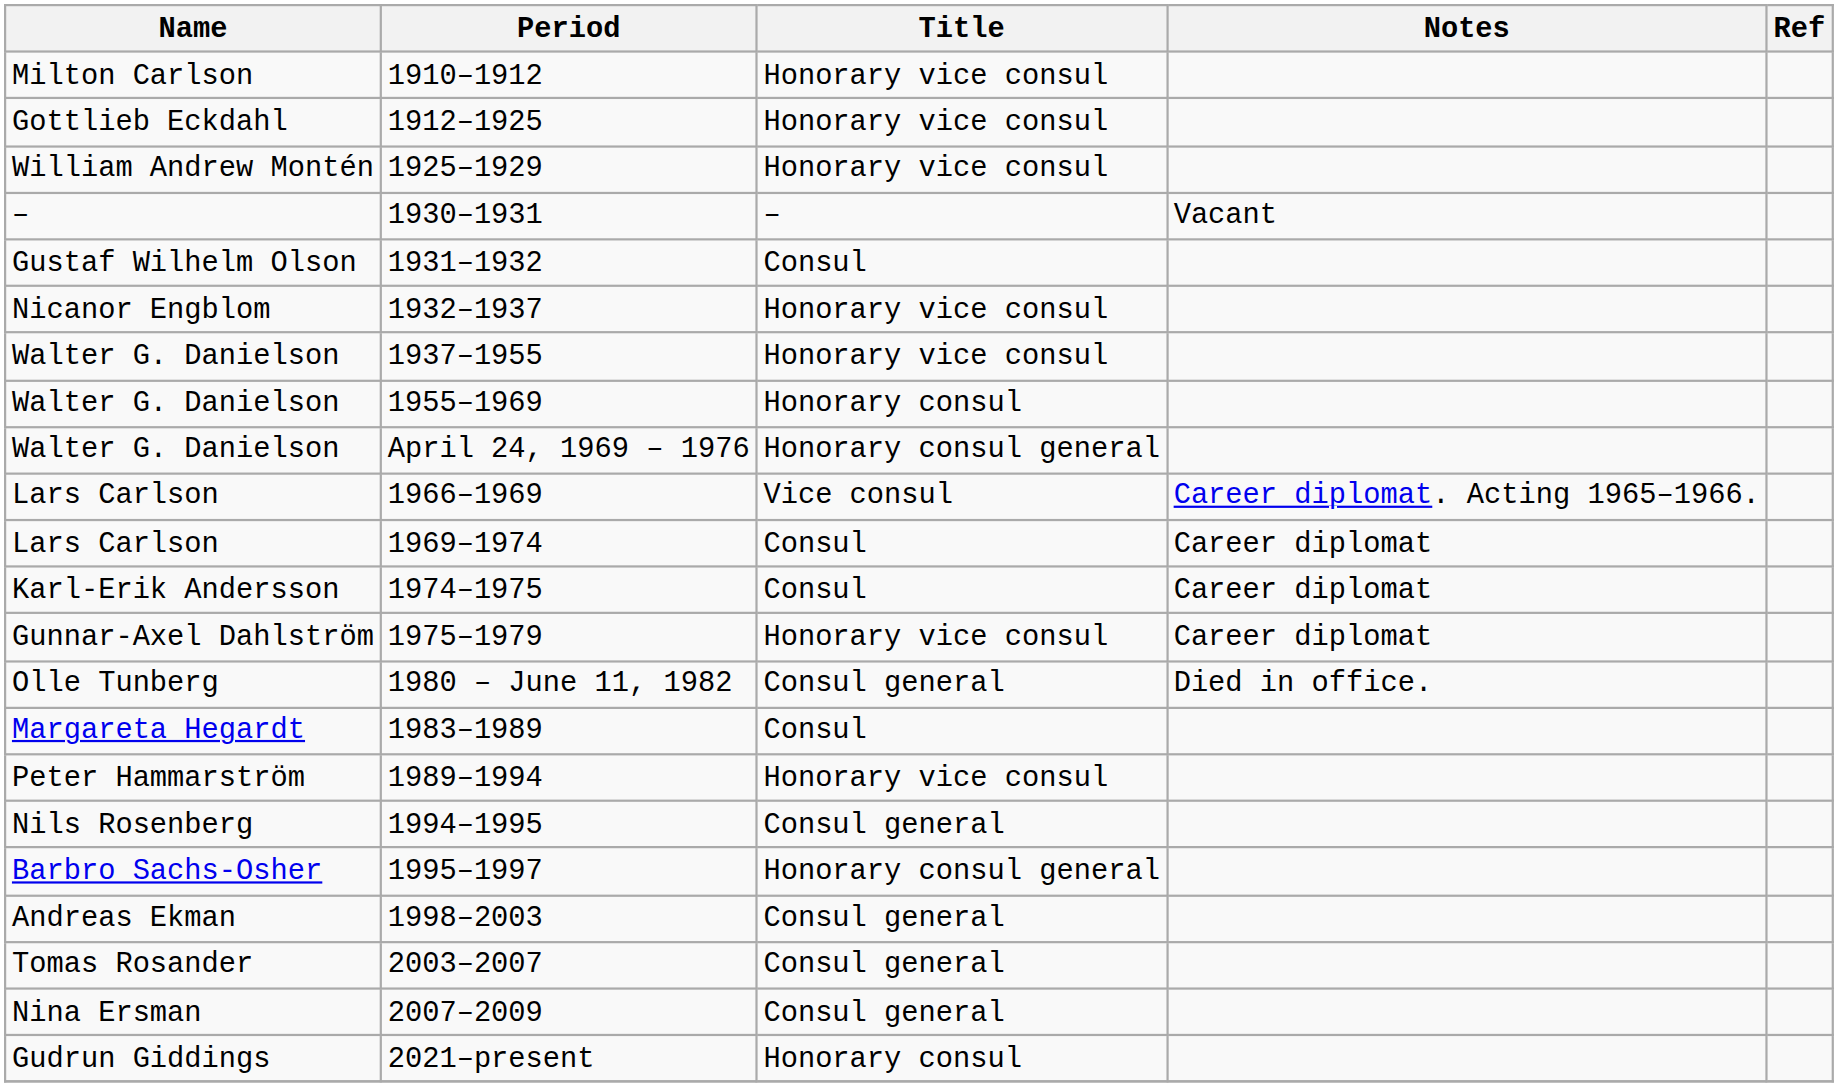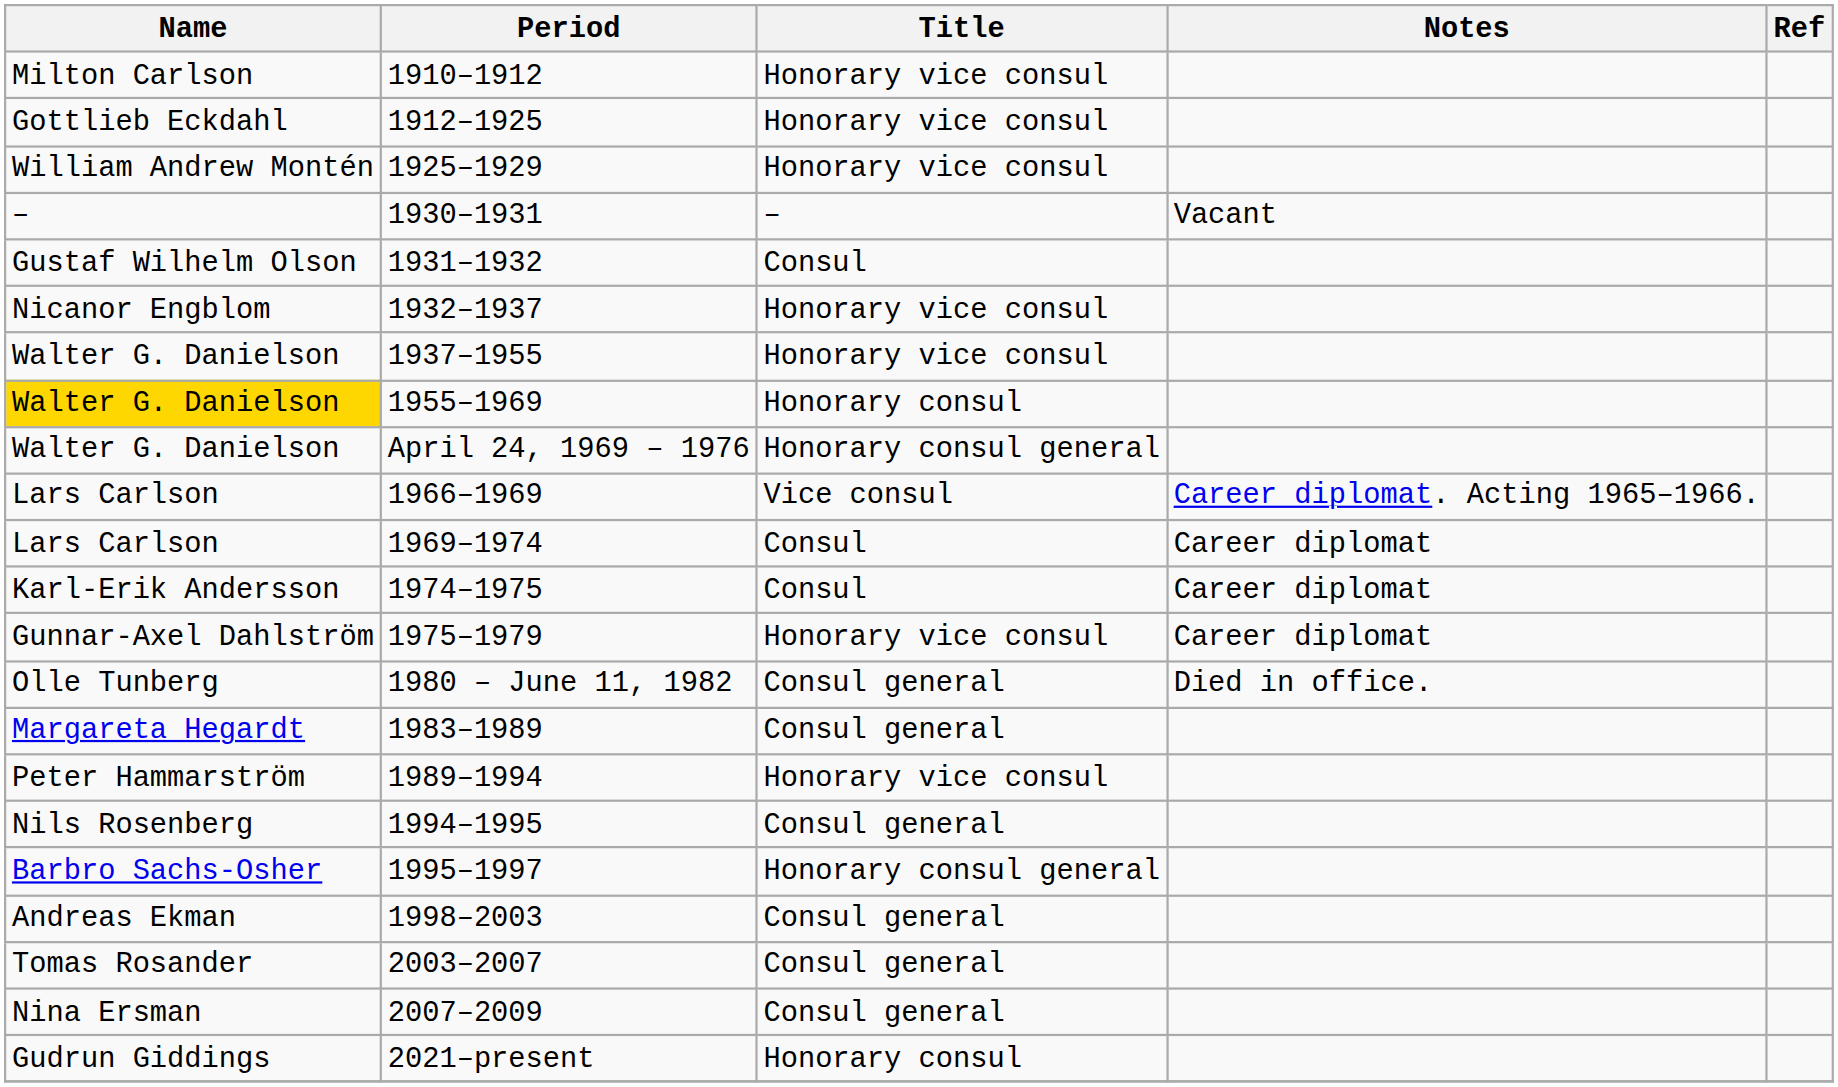(176, 403) no background -> (176, 403) gold background
(815, 731) Consul -> (884, 731) Consul general
